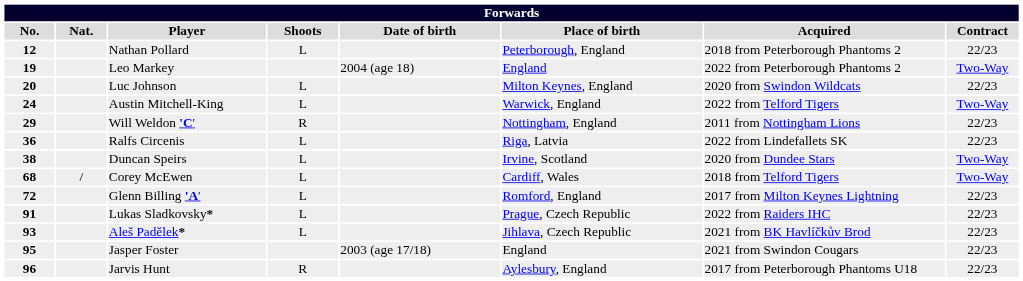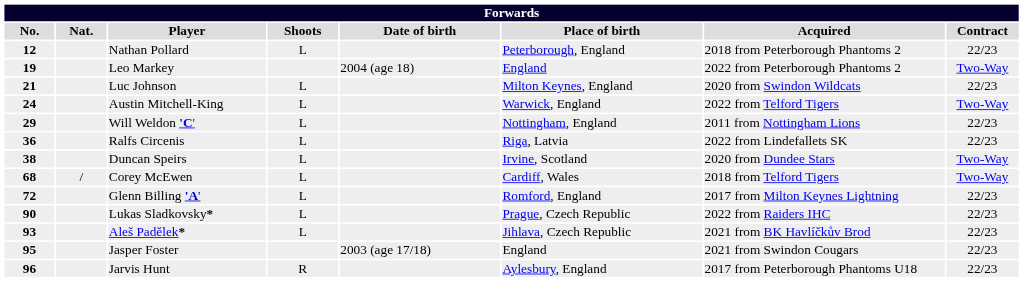(29, 86) 20 -> (29, 86) 21
(303, 122) R -> (303, 122) L
(29, 213) 91 -> (29, 213) 90
